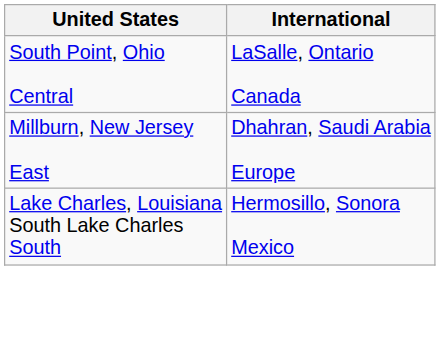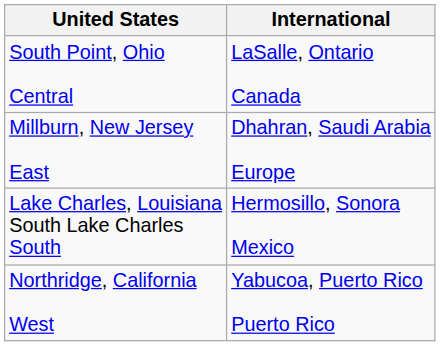+ row: (103, 302)
